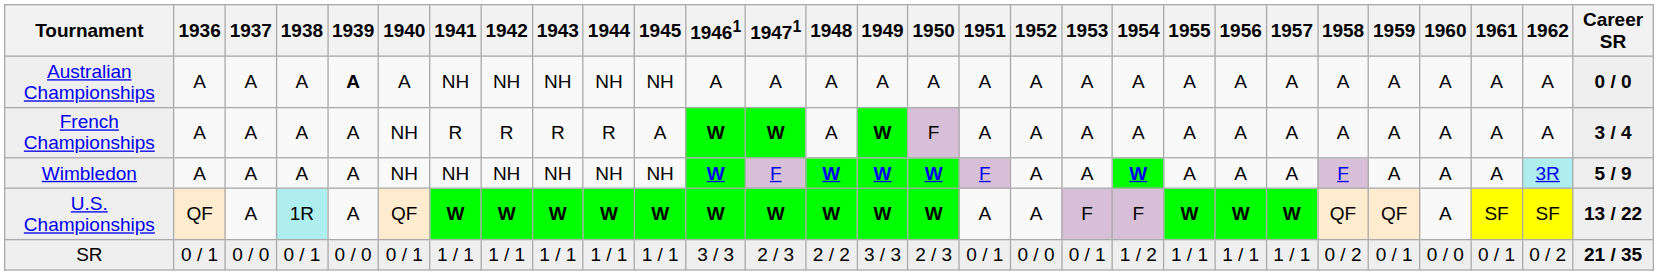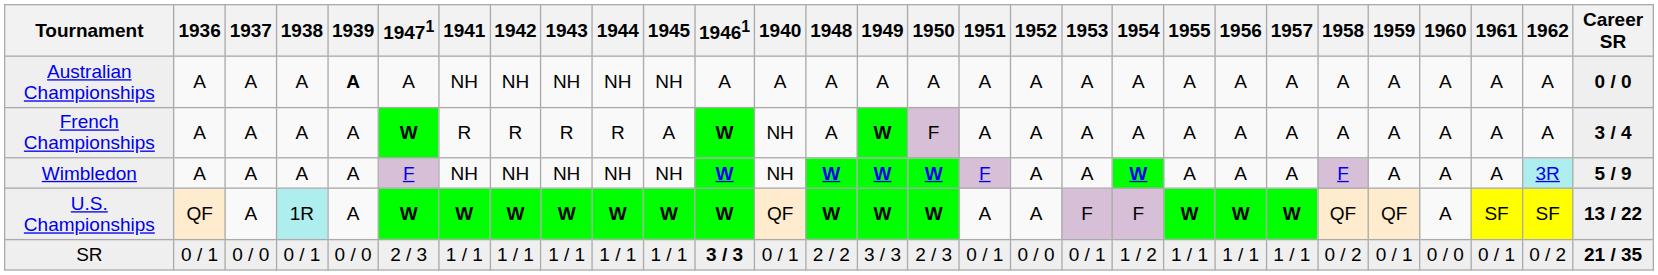columns swapped: (404, 31) <-> (776, 31)
(716, 255) normal -> (725, 255) bold
